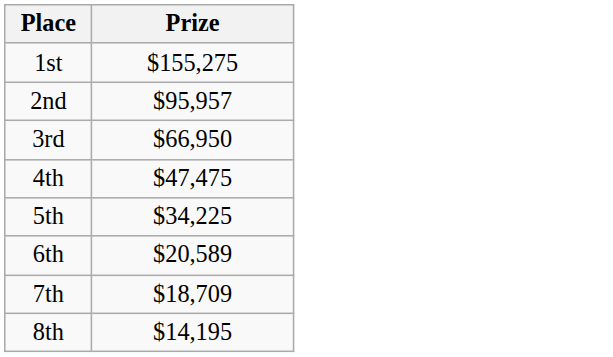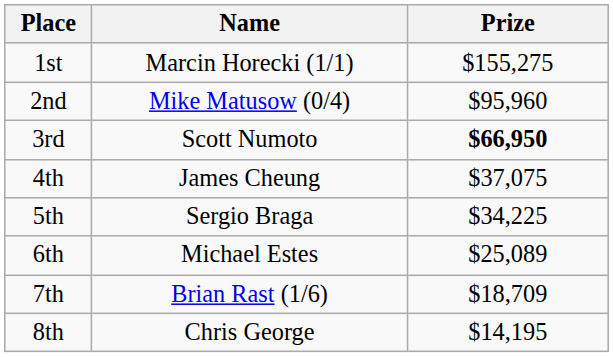+ column: (250, 23)
(193, 100) $95,957 -> (508, 100) $95,960
(193, 139) normal -> (508, 139) bold
(193, 178) $47,475 -> (508, 178) $37,075
(193, 255) $20,589 -> (508, 255) $25,089
